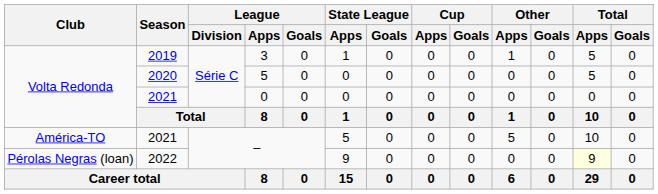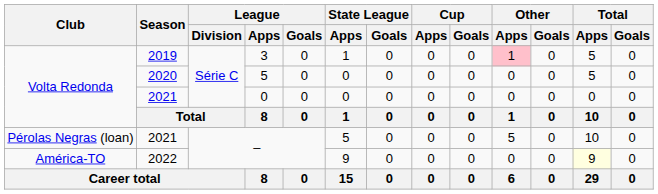(511, 55) no background -> (511, 55) pink background
(70, 138) América-TO -> (70, 138) Pérolas Negras (loan)
(70, 158) Pérolas Negras (loan) -> (70, 158) América-TO
